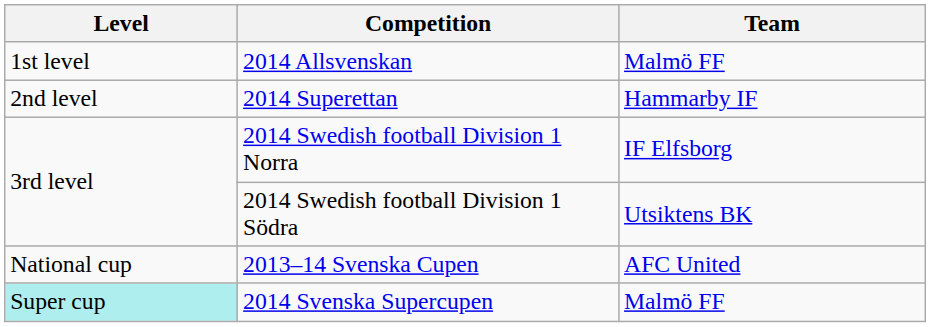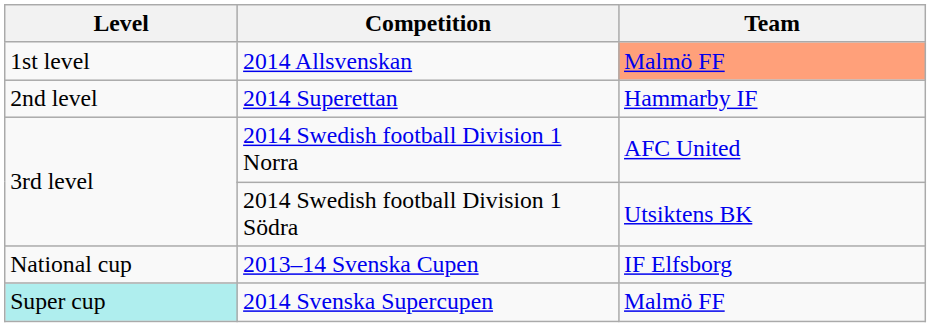(674, 60) no background -> (674, 60) lightsalmon background
(678, 149) IF Elfsborg -> (682, 149) AFC United
(682, 264) AFC United -> (678, 264) IF Elfsborg
